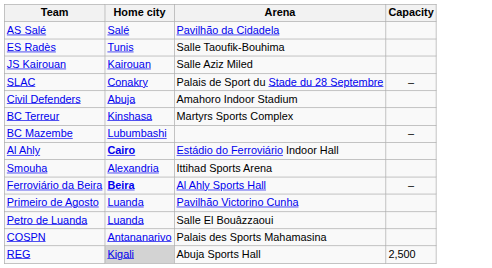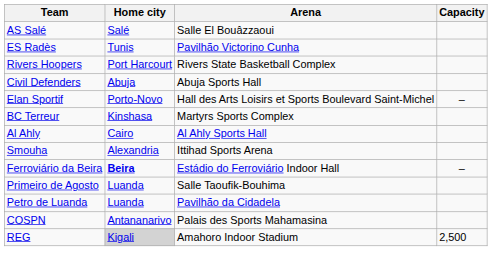(228, 30) Pavilhão da Cidadela -> (225, 30) Salle El Bouâzzaoui
(231, 47) Salle Taoufik-Bouhima -> (238, 47) Pavilhão Victorino Cunha
- row: (36, 64)
- row: (21, 82)
+ row: (44, 64)
(237, 99) Amahoro Indoor Stadium -> (219, 82) Abuja Sports Hall
+ row: (35, 99)
- row: (40, 133)
(121, 151) bold -> (120, 133) normal
(258, 151) Estádio do Ferroviário Indoor Hall -> (222, 133) Al Ahly Sports Hall
(221, 185) Al Ahly Sports Hall -> (258, 168) Estádio do Ferroviário Indoor Hall
(238, 202) Pavilhão Victorino Cunha -> (231, 185) Salle Taoufik-Bouhima
(225, 220) Salle El Bouâzzaoui -> (229, 202) Pavilhão da Cidadela
(219, 254) Abuja Sports Hall -> (238, 237) Amahoro Indoor Stadium
